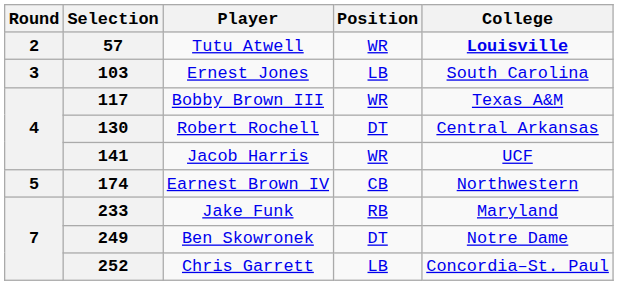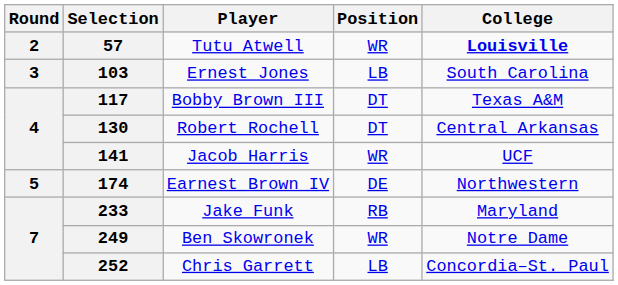(378, 101) WR -> (378, 101) DT
(378, 184) CB -> (378, 184) DE
(378, 239) DT -> (378, 239) WR
